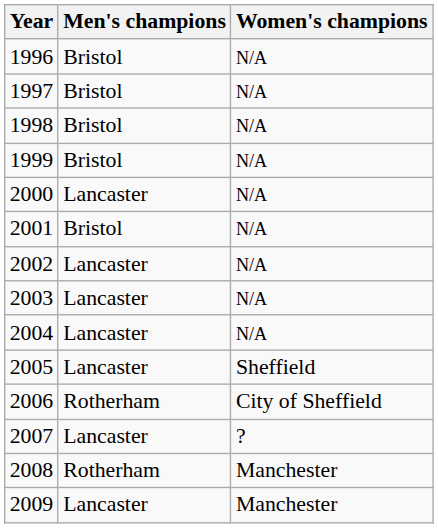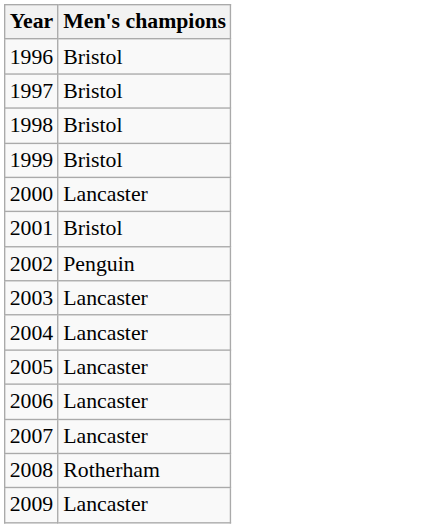- column: (332, 21)
(106, 263) Lancaster -> (99, 263) Penguin
(112, 401) Rotherham -> (106, 401) Lancaster
